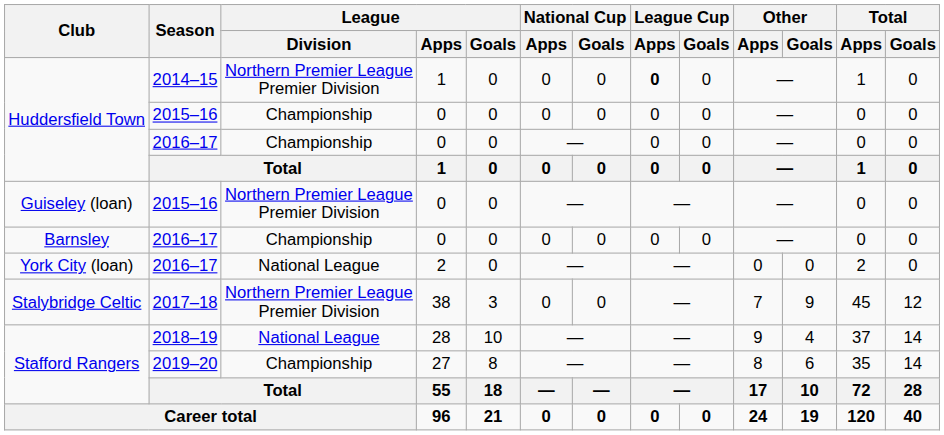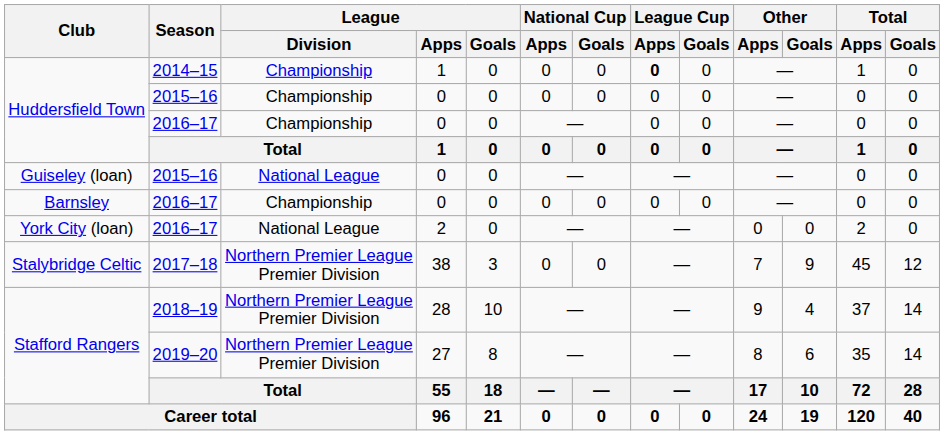(319, 79) Northern Premier League Premier Division -> (319, 70) Championship
(319, 204) Northern Premier League Premier Division -> (319, 176) National League
(319, 337) National League -> (319, 309) Northern Premier League Premier Division
(319, 364) Championship -> (319, 354) Northern Premier League Premier Division
